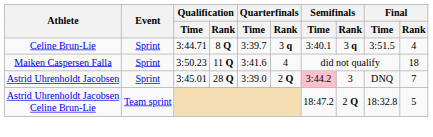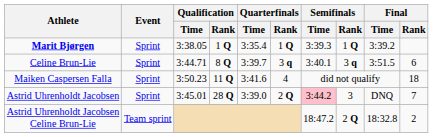+ row: (63, 46)
(414, 46) 4 -> (414, 63) 6
(414, 102) 5 -> (414, 118) 2
